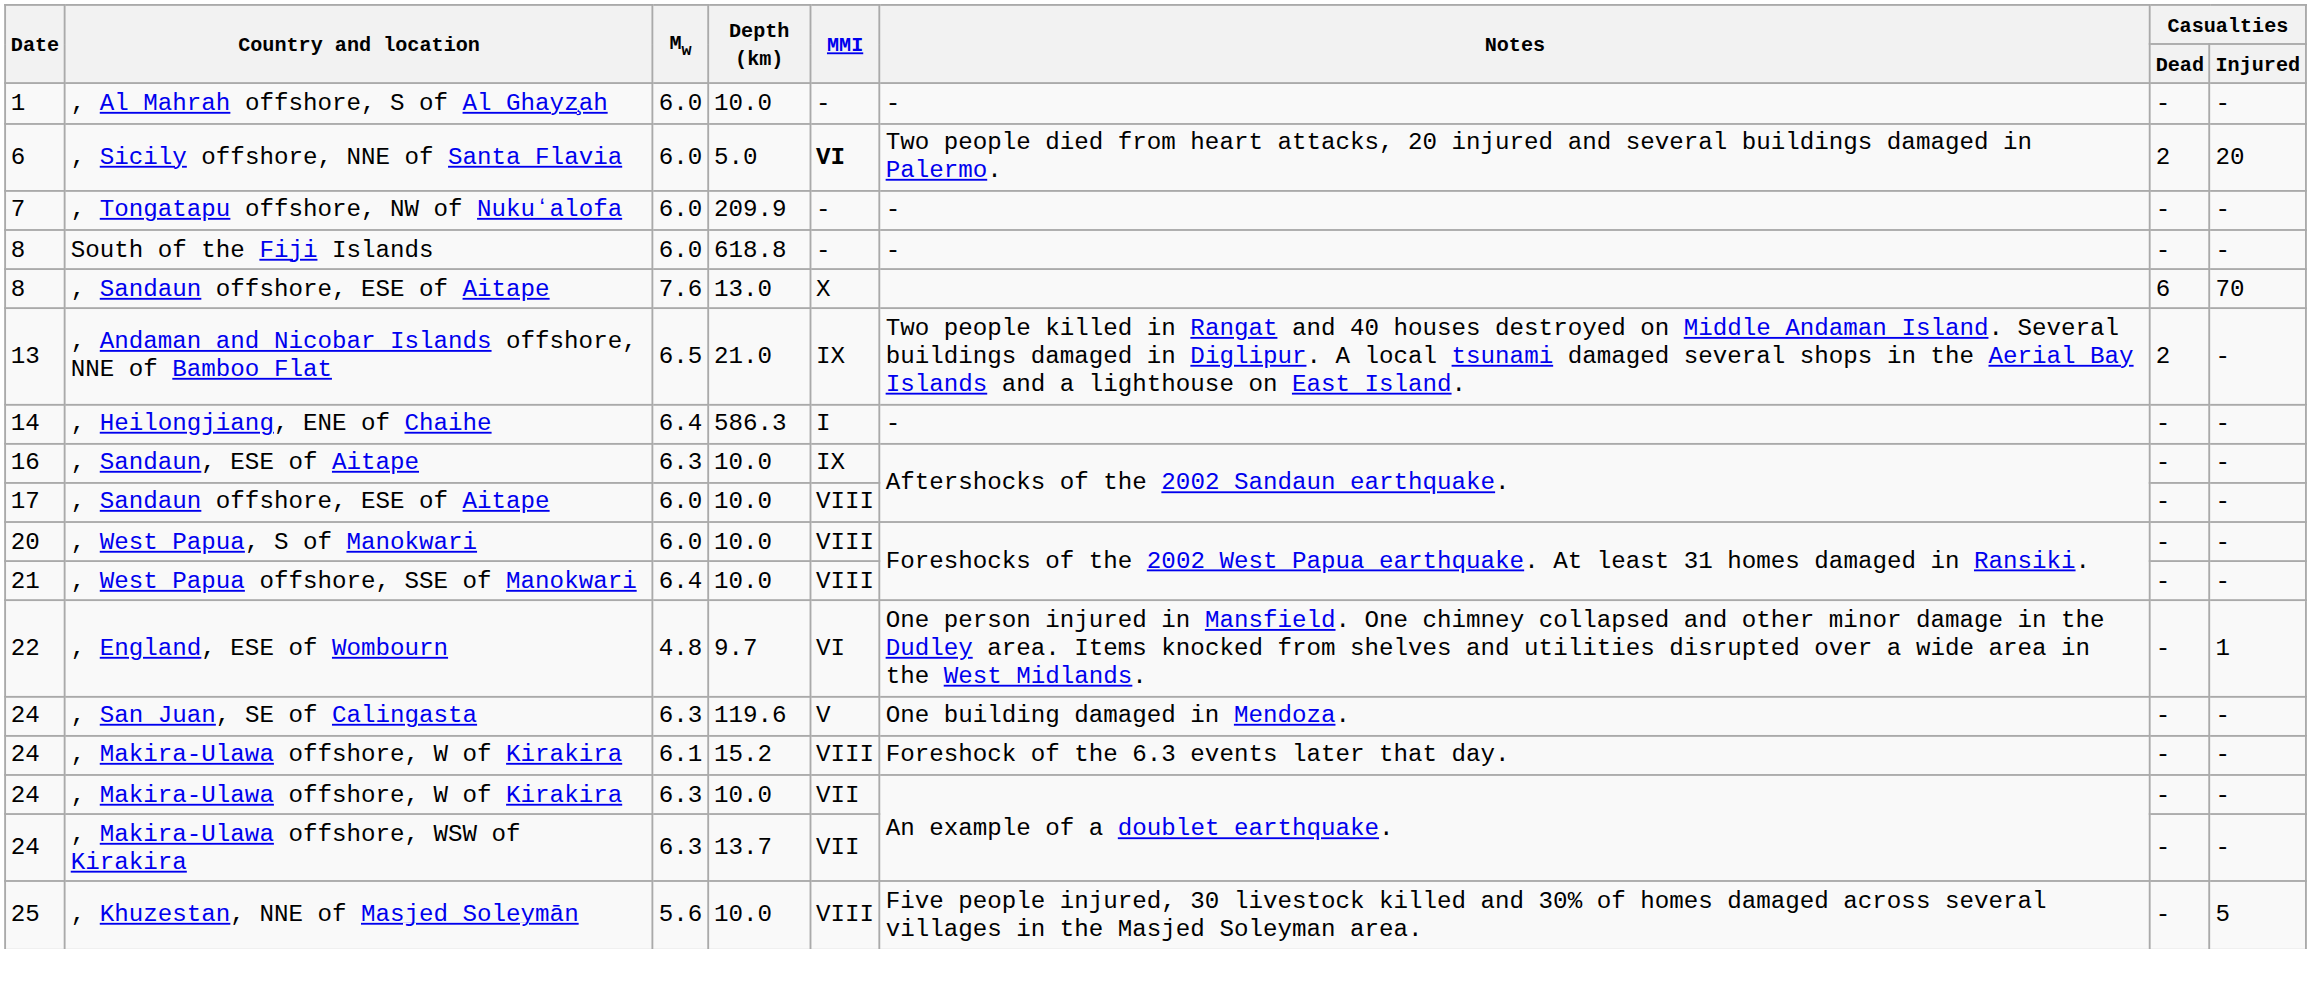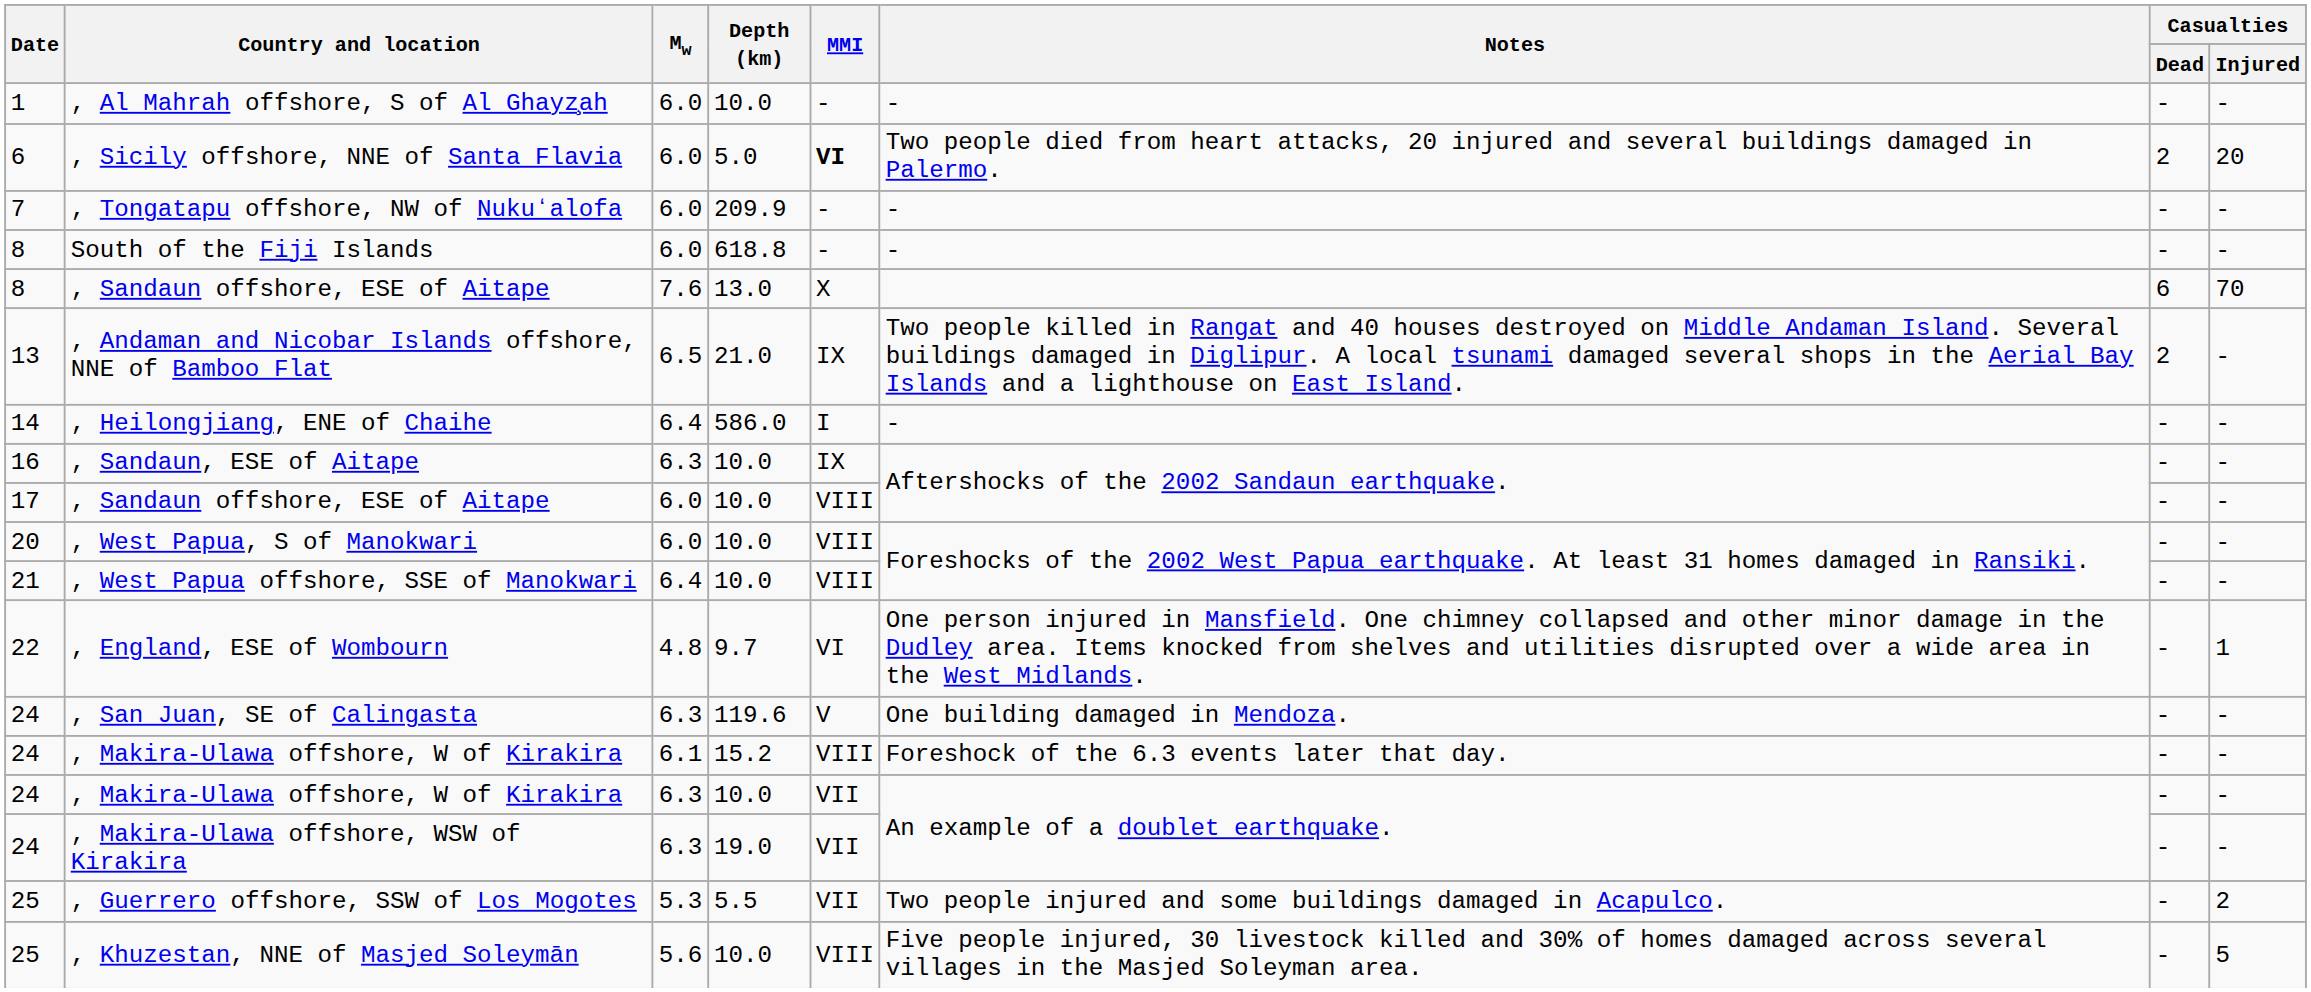(750, 424) 586.3 -> (750, 424) 586.0
(743, 848) 13.7 -> (743, 848) 19.0
+ row: (354, 901)
